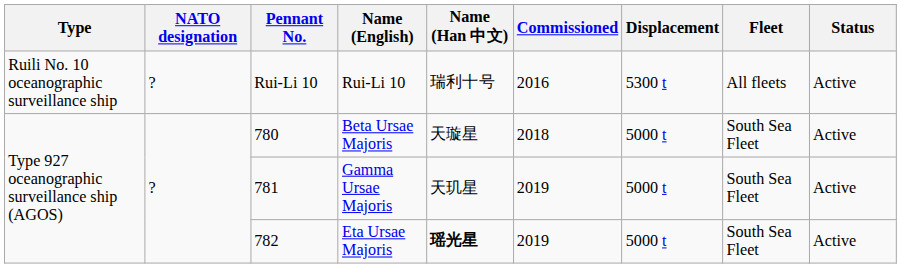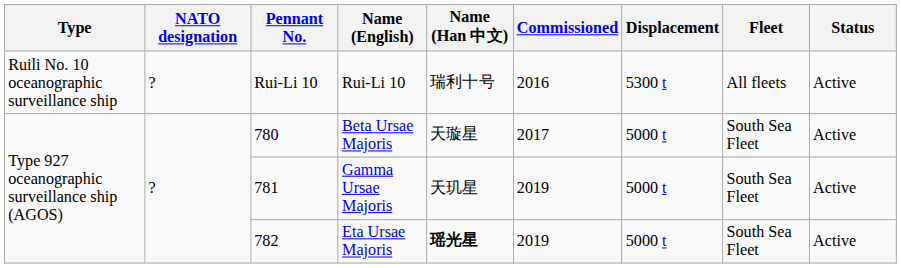(533, 135) 2018 -> (533, 135) 2017
